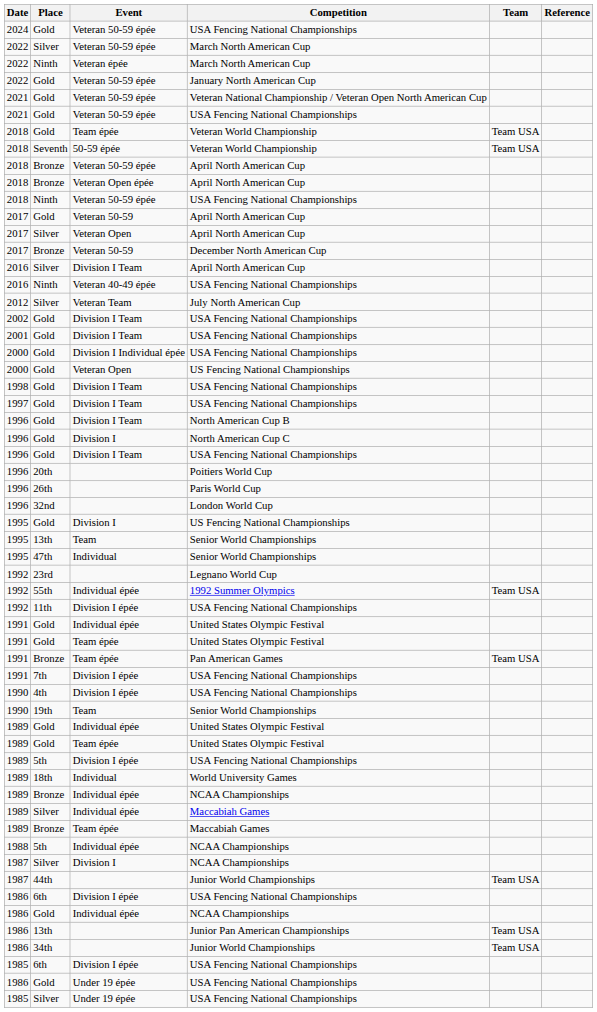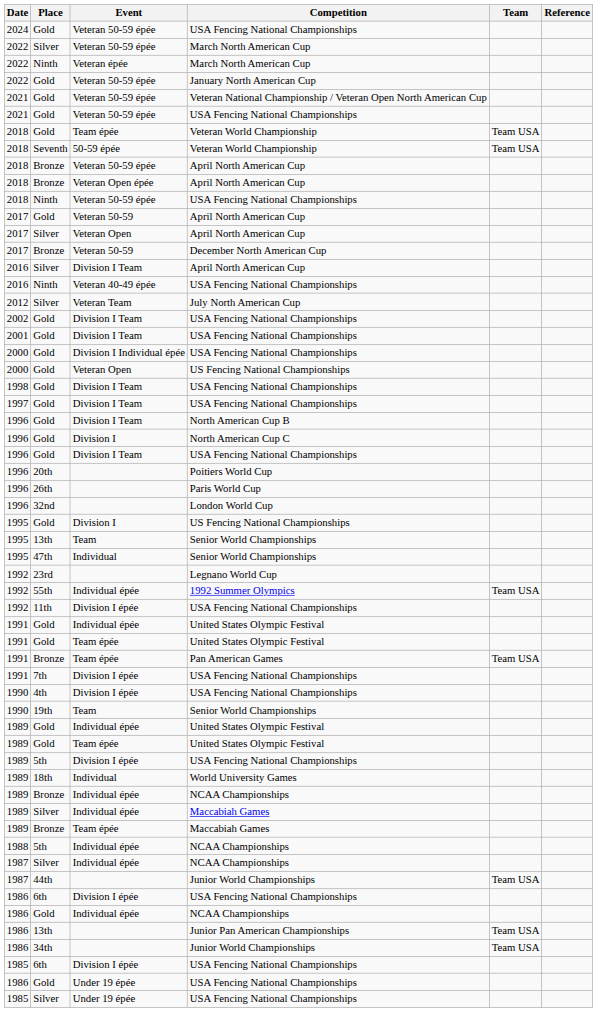(94, 863) Division I -> (106, 863) Individual épée
